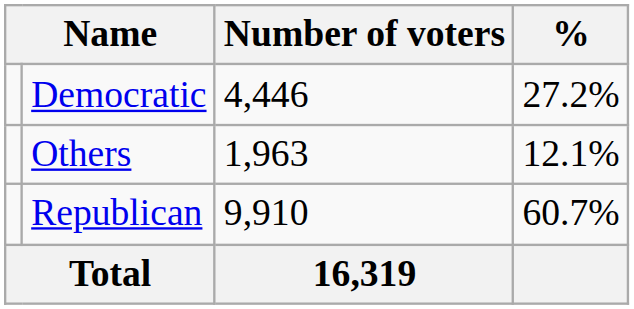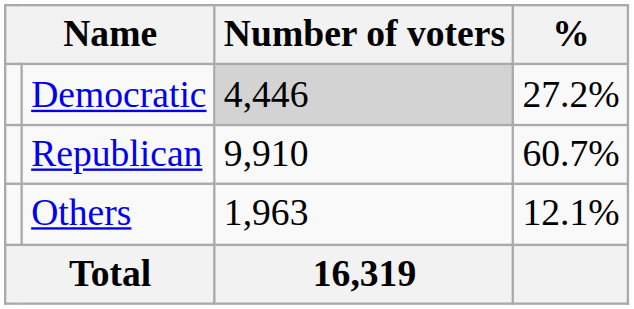(266, 93) no background -> (266, 93) lightgrey background
rows swapped: (117, 213) <-> (81, 153)
